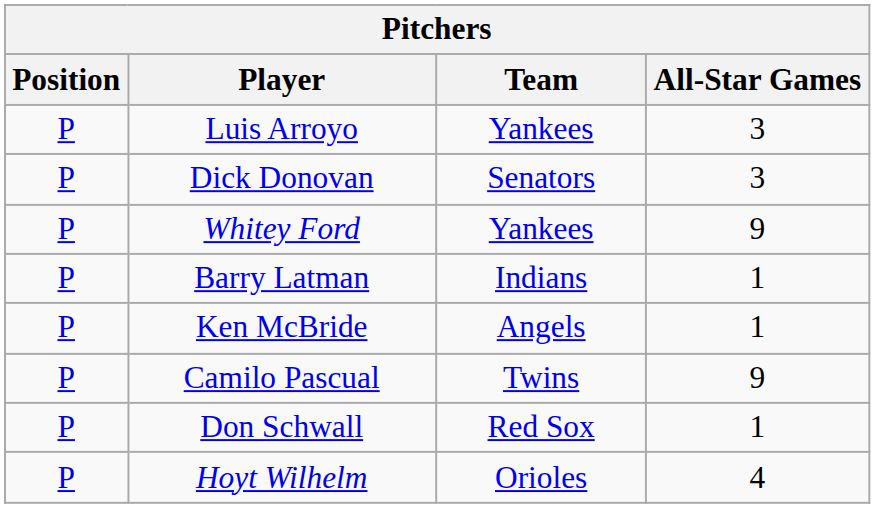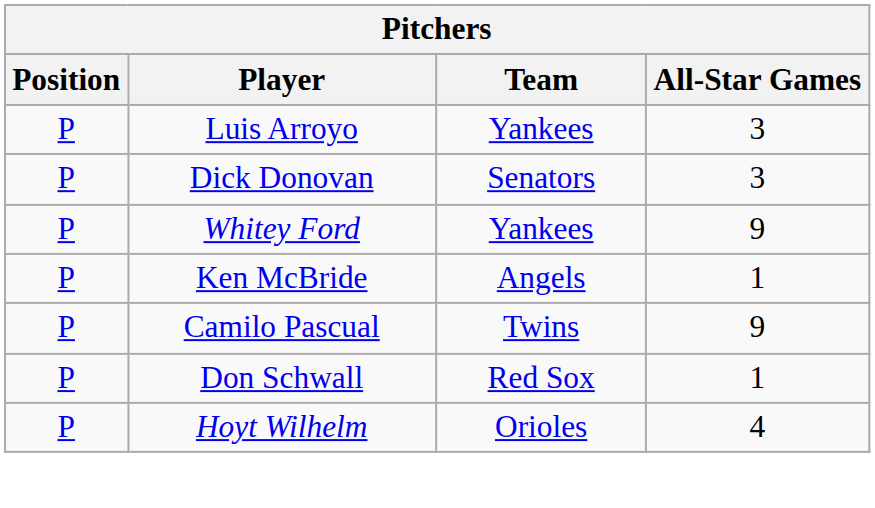- row: (282, 278)
